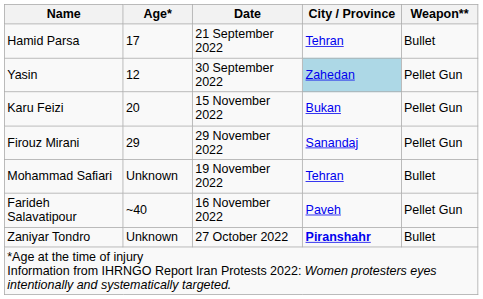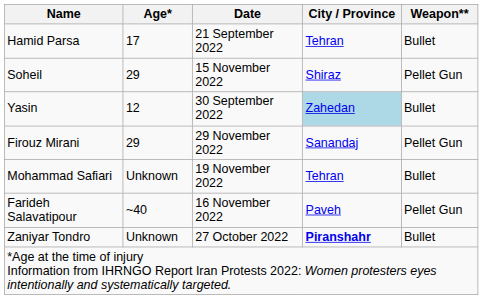+ row: (25, 75)
(433, 75) Pellet Gun -> (420, 108) Bullet
- row: (35, 108)
